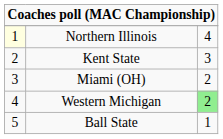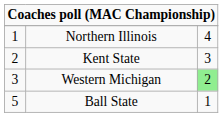(15, 36) lightyellow background -> (15, 36) no background
- row: (111, 79)
(15, 101) 4 -> (15, 79) 3
